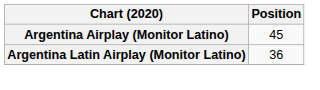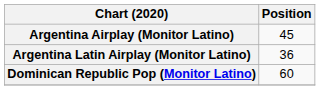+ row: (132, 74)
